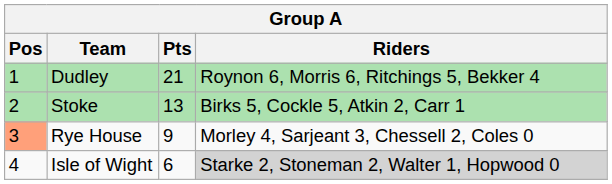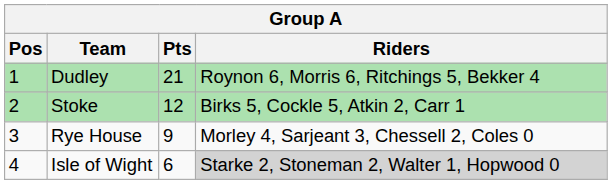(173, 106) 13 -> (173, 106) 12
(14, 135) lightsalmon background -> (14, 135) no background
